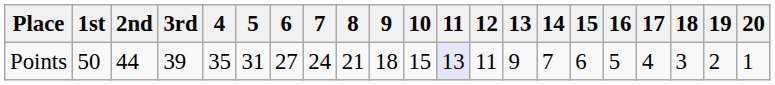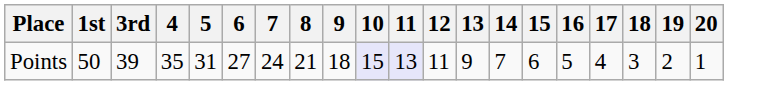- column: (134, 23)
(420, 61) no background -> (372, 61) lavender background
